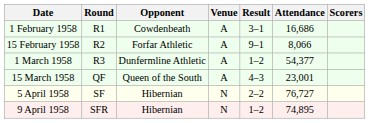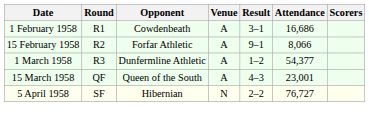- row: (43, 110)
